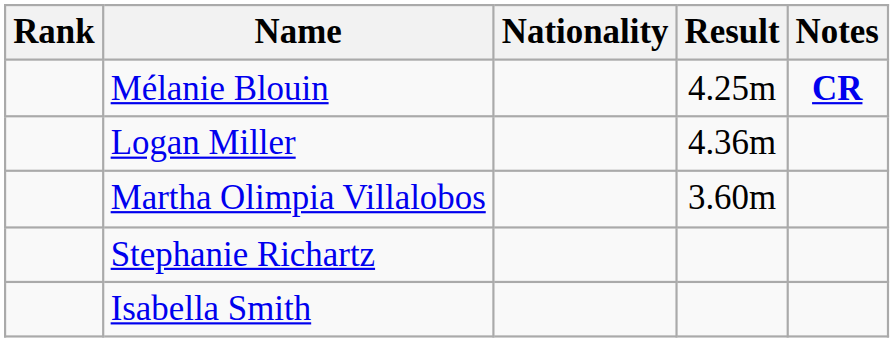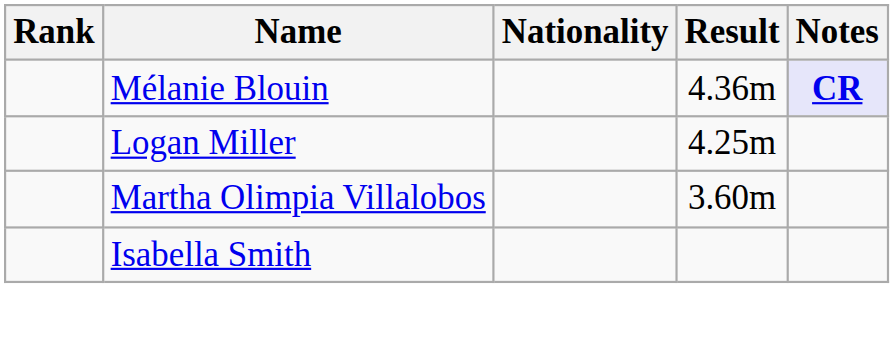(732, 87) 4.25m -> (732, 87) 4.36m
(837, 87) no background -> (837, 87) lavender background
(732, 142) 4.36m -> (732, 142) 4.25m
- row: (243, 253)
